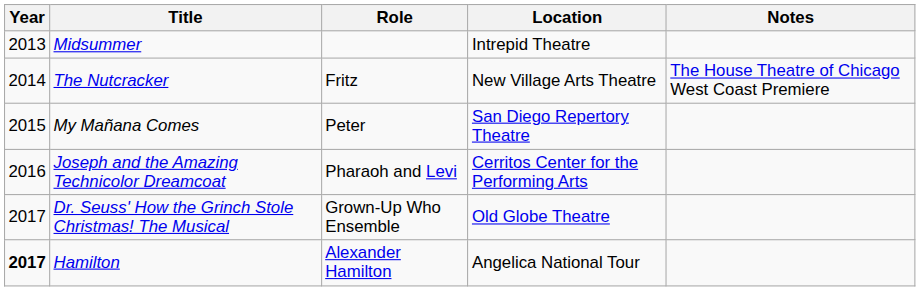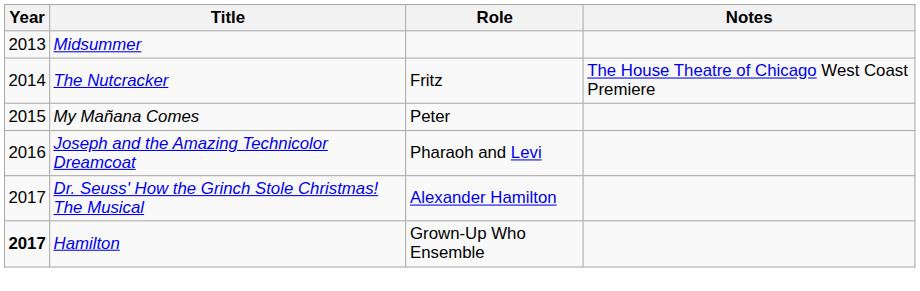- column: (567, 17)
(383, 217) Grown-Up Who Ensemble -> (483, 198) Alexander Hamilton
(363, 262) Alexander Hamilton -> (468, 243) Grown-Up Who Ensemble
